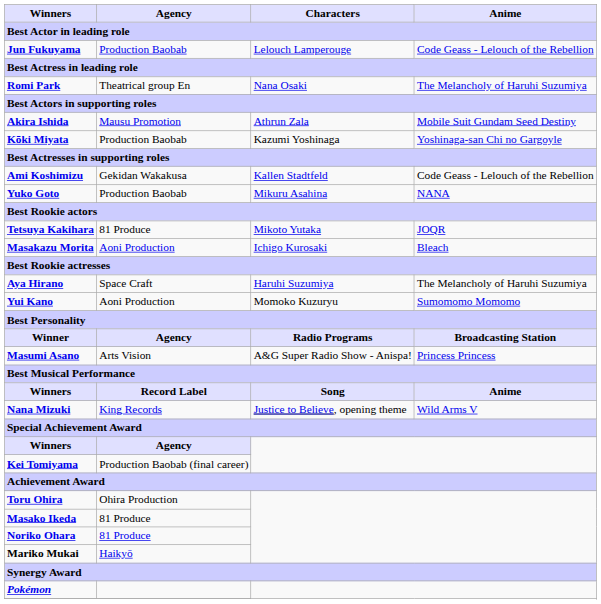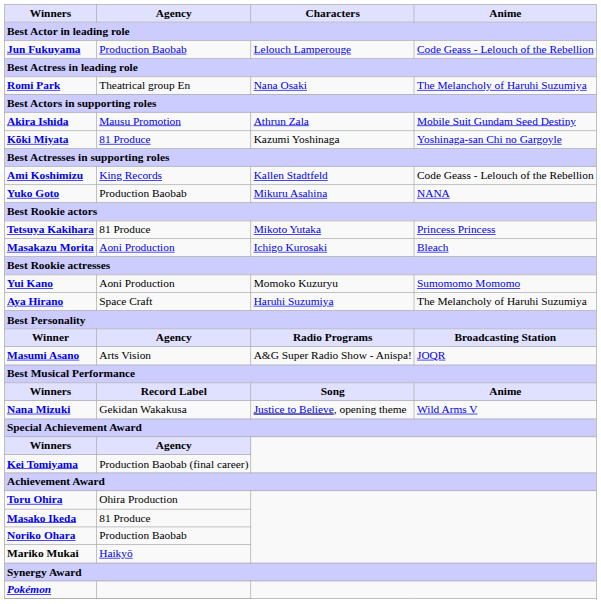(143, 139) Production Baobab -> (125, 139) 81 Produce
(143, 175) Gekidan Wakakusa -> (131, 175) King Records
(431, 229) JOQR -> (456, 229) Princess Princess
rows swapped: (30, 301) <-> (35, 283)
(456, 355) Princess Princess -> (431, 355) JOQR
(131, 409) King Records -> (143, 409) Gekidan Wakakusa
(125, 535) 81 Produce -> (143, 535) Production Baobab
